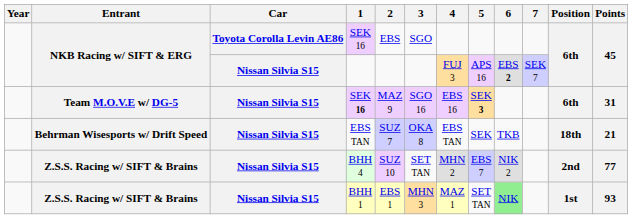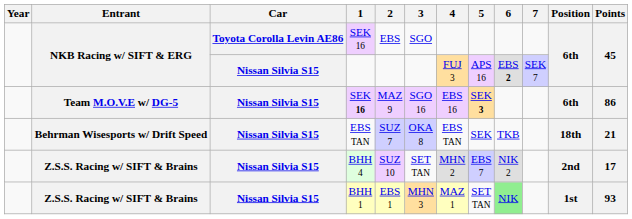(610, 102) 31 -> (610, 102) 86
(610, 166) 77 -> (610, 166) 17
